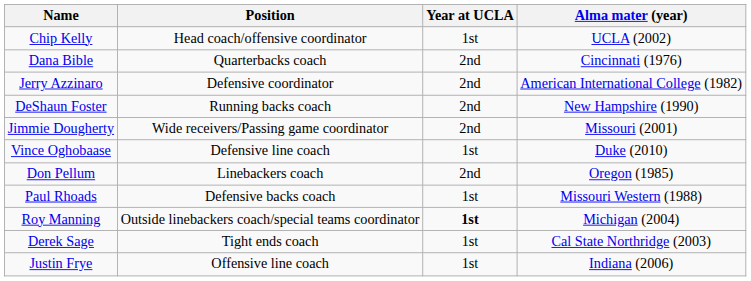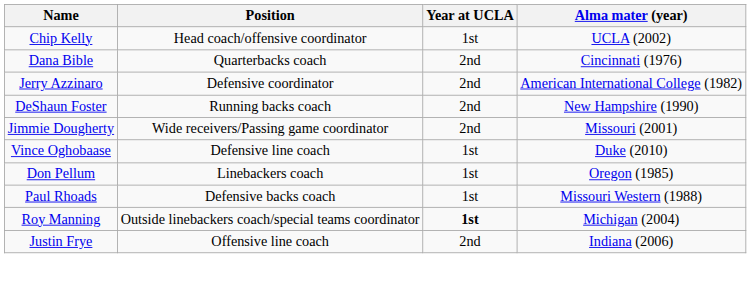(470, 173) 2nd -> (470, 173) 1st
- row: (61, 241)
(470, 264) 1st -> (470, 241) 2nd
